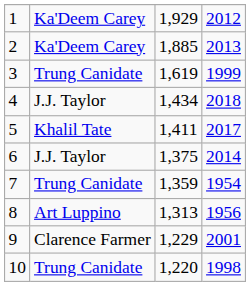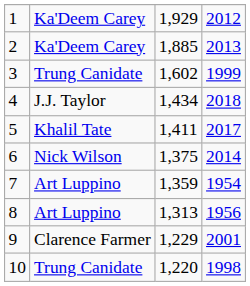(178, 73) 1,619 -> (178, 73) 1,602
(70, 156) J.J. Taylor -> (78, 156) Nick Wilson
(88, 184) Trung Canidate -> (77, 184) Art Luppino
